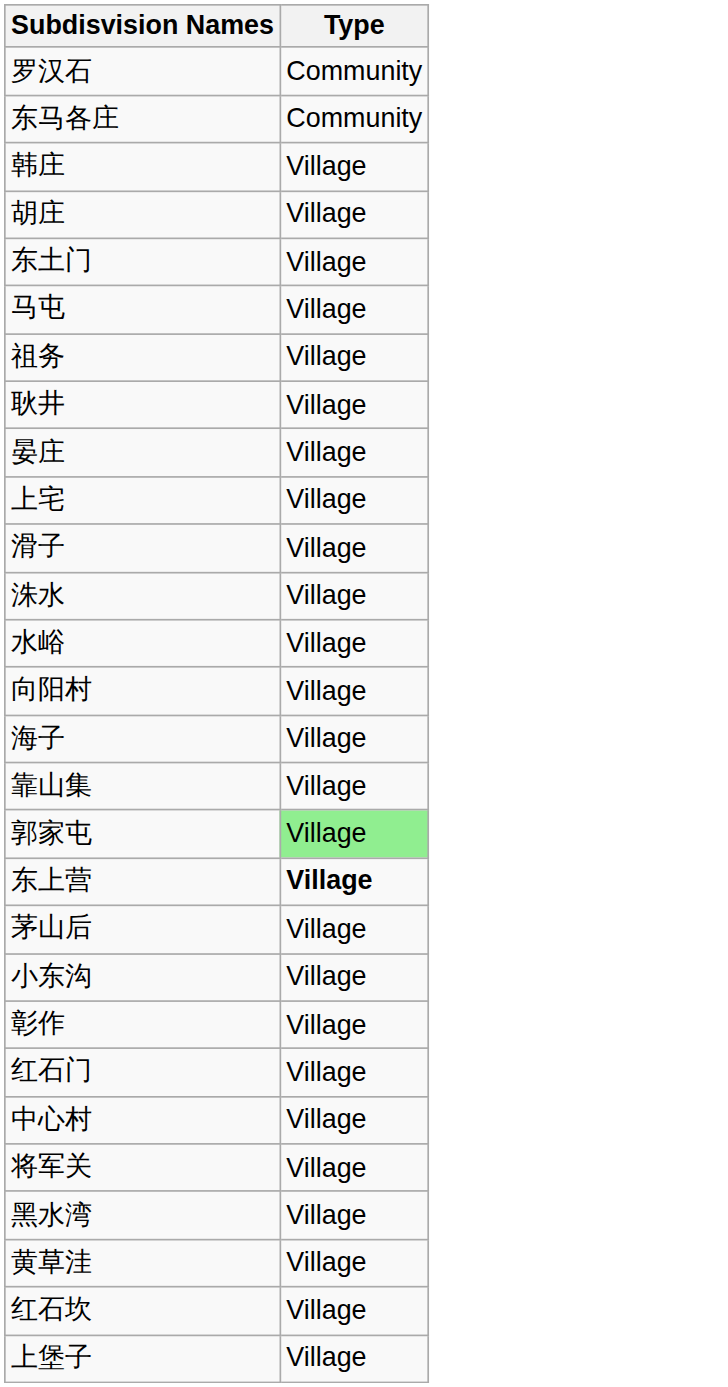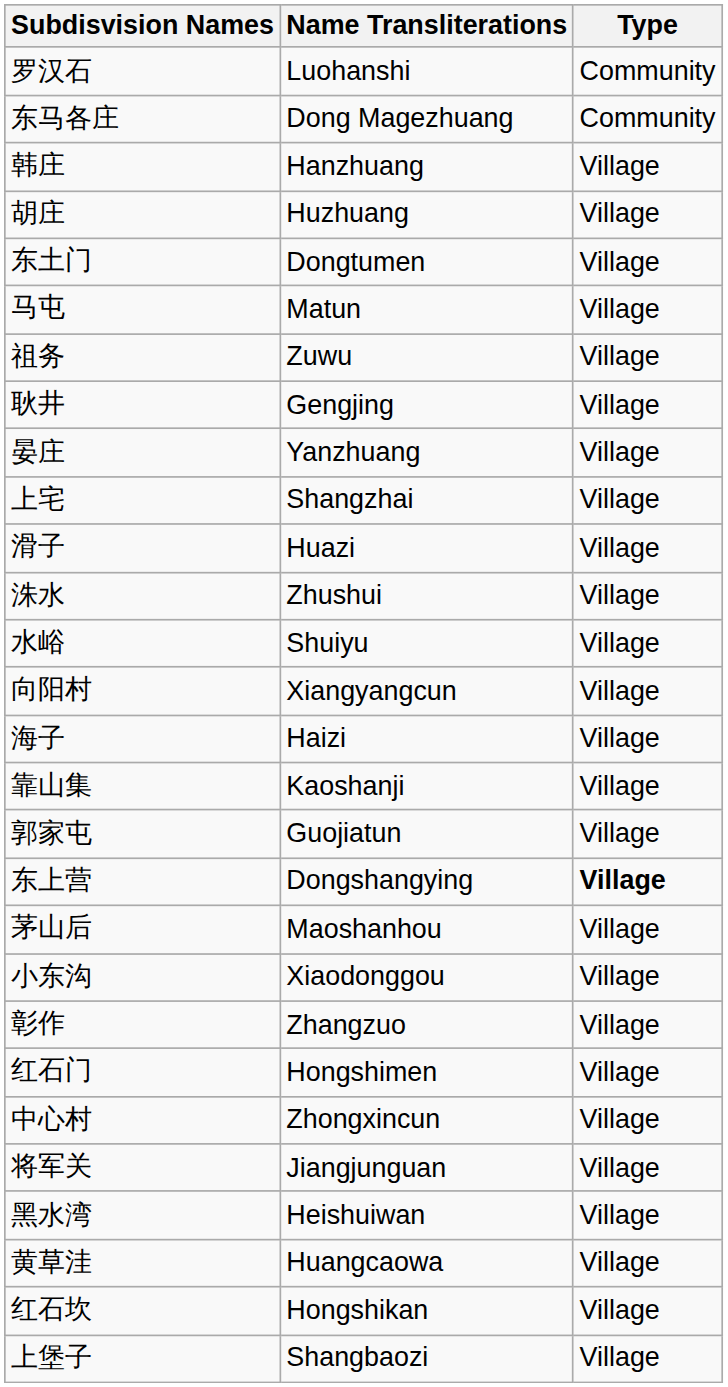+ column: (427, 25)
(326, 833) lightgreen background -> (620, 833) no background
